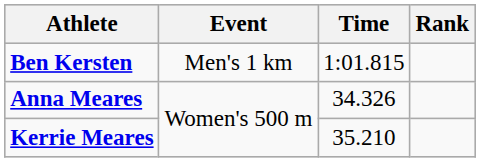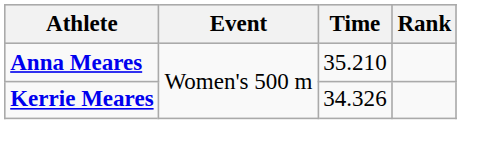- row: (71, 61)
(364, 99) 34.326 -> (355, 61) 35.210
(364, 137) 35.210 -> (355, 99) 34.326
